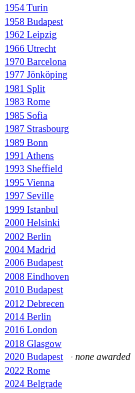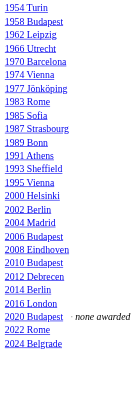+ row: (30, 75)
- row: (25, 89)
- row: (29, 196)
- row: (32, 209)
- row: (33, 344)
